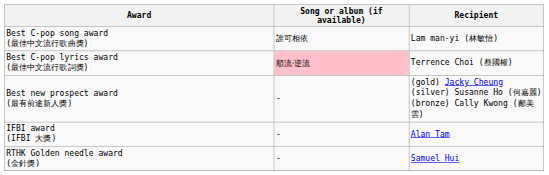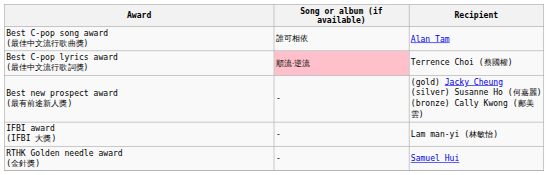(454, 39) Lam man-yi (林敏怡) -> (430, 39) Alan Tam
(430, 134) Alan Tam -> (454, 134) Lam man-yi (林敏怡)
